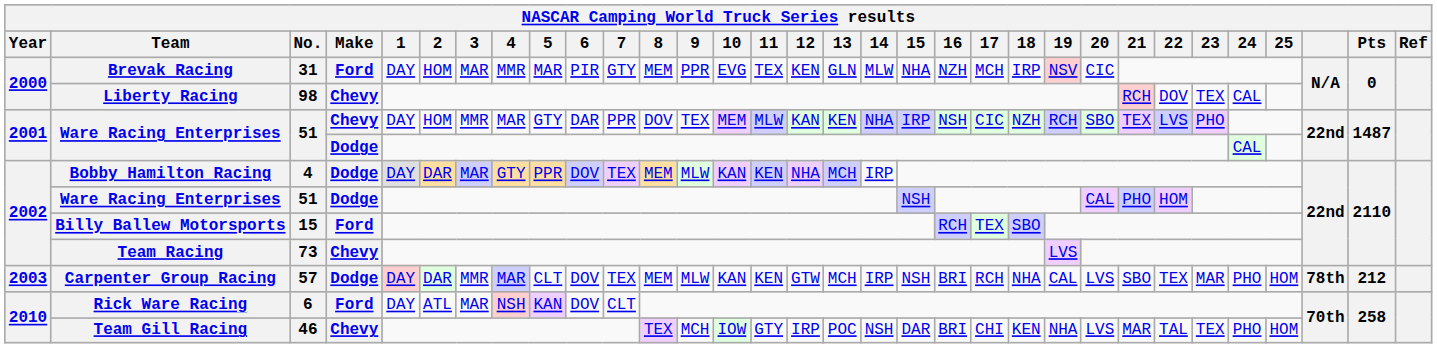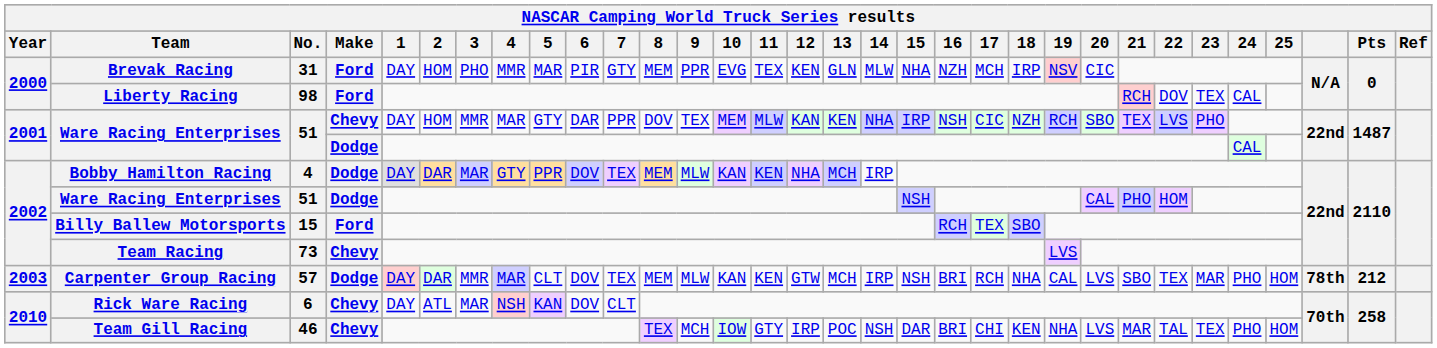(474, 70) MAR -> (474, 70) PHO
(354, 96) Chevy -> (354, 96) Ford
(354, 304) Ford -> (354, 304) Chevy
